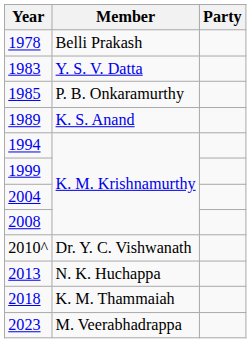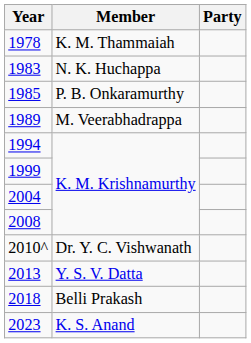(99, 42) Belli Prakash -> (115, 42) K. M. Thammaiah
(99, 68) Y. S. V. Datta -> (108, 68) N. K. Huchappa
(95, 119) K. S. Anand -> (119, 119) M. Veerabhadrappa
(108, 273) N. K. Huchappa -> (99, 273) Y. S. V. Datta
(115, 299) K. M. Thammaiah -> (99, 299) Belli Prakash
(119, 324) M. Veerabhadrappa -> (95, 324) K. S. Anand
